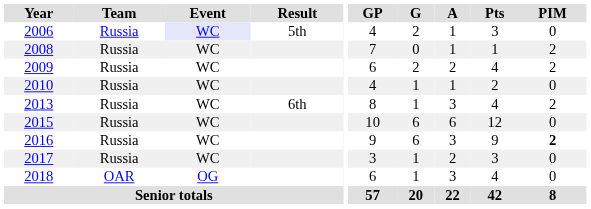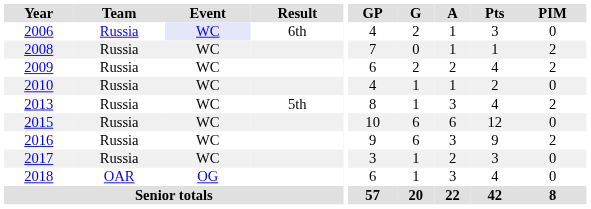(297, 31) 5th -> (297, 31) 6th
(297, 104) 6th -> (297, 104) 5th
(553, 140) bold -> (553, 140) normal
